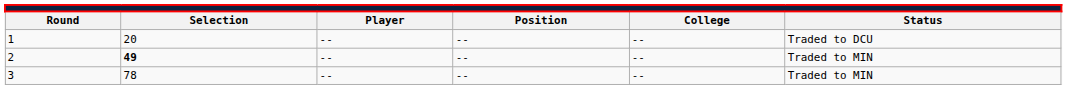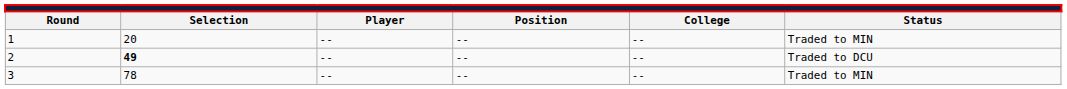(830, 39) Traded to DCU -> (830, 39) Traded to MIN
(830, 57) Traded to MIN -> (830, 57) Traded to DCU
